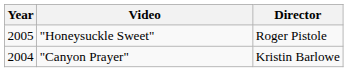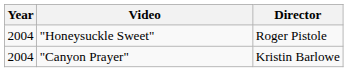(21, 35) 2005 -> (21, 35) 2004
